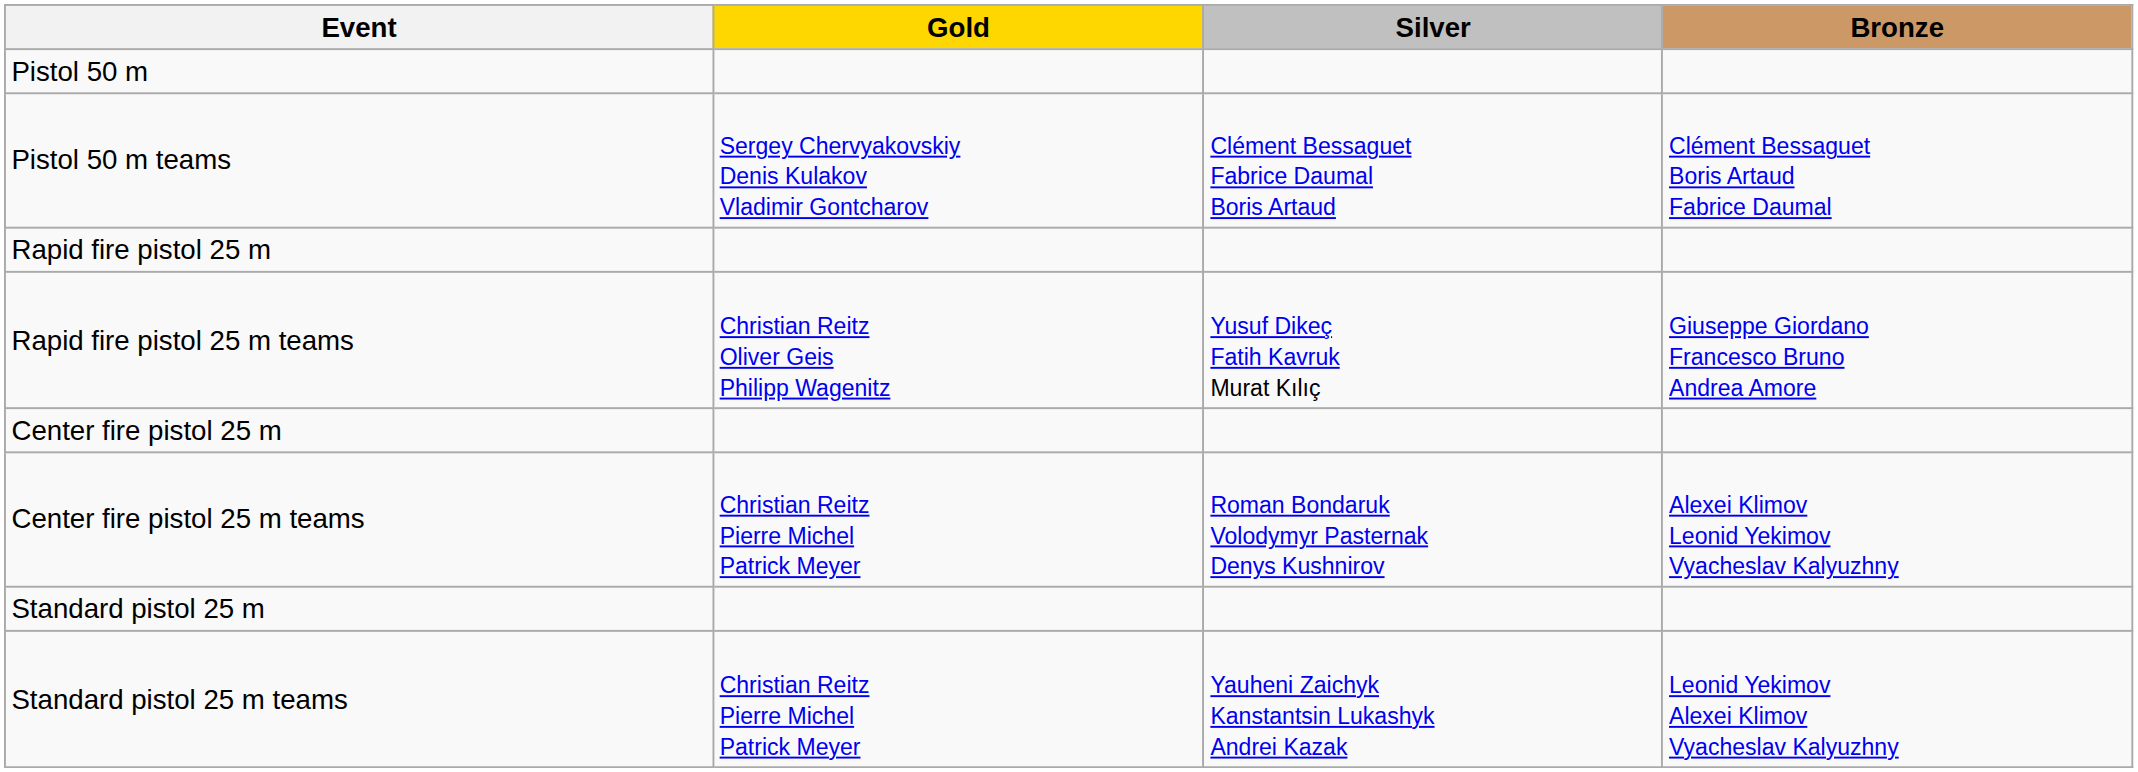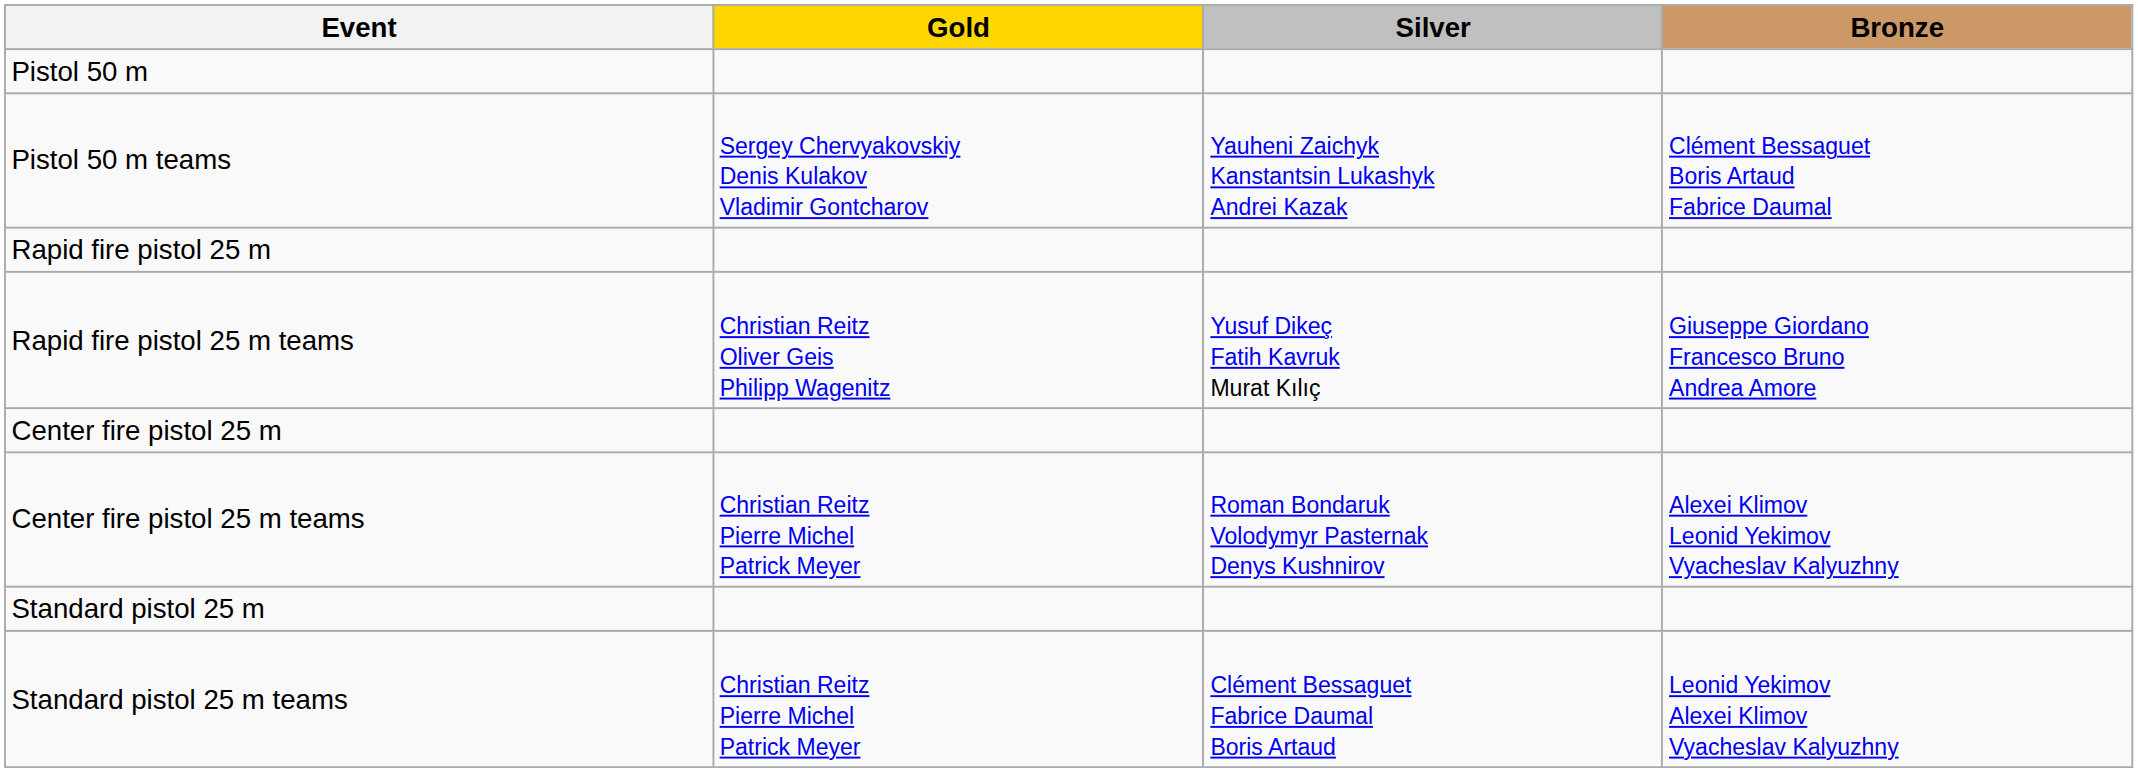(1311, 178) Clément Bessaguet Fabrice Daumal Boris Artaud -> (1322, 178) Yauheni Zaichyk Kanstantsin Lukashyk Andrei Kazak
(1322, 716) Yauheni Zaichyk Kanstantsin Lukashyk Andrei Kazak -> (1311, 716) Clément Bessaguet Fabrice Daumal Boris Artaud
